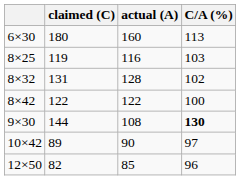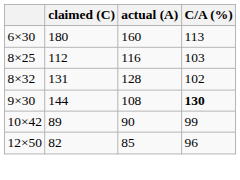(58, 57) 119 -> (58, 57) 112
- row: (21, 100)
(191, 143) 97 -> (191, 121) 99
